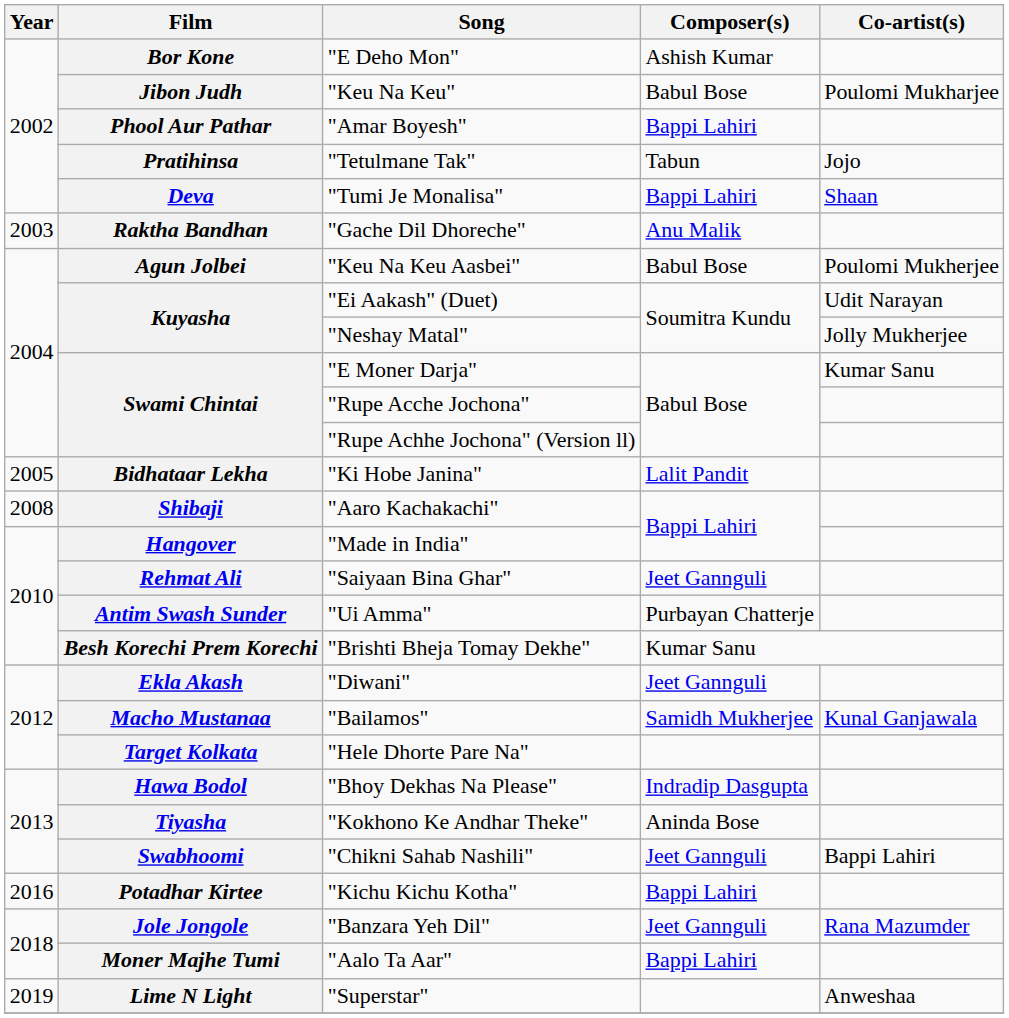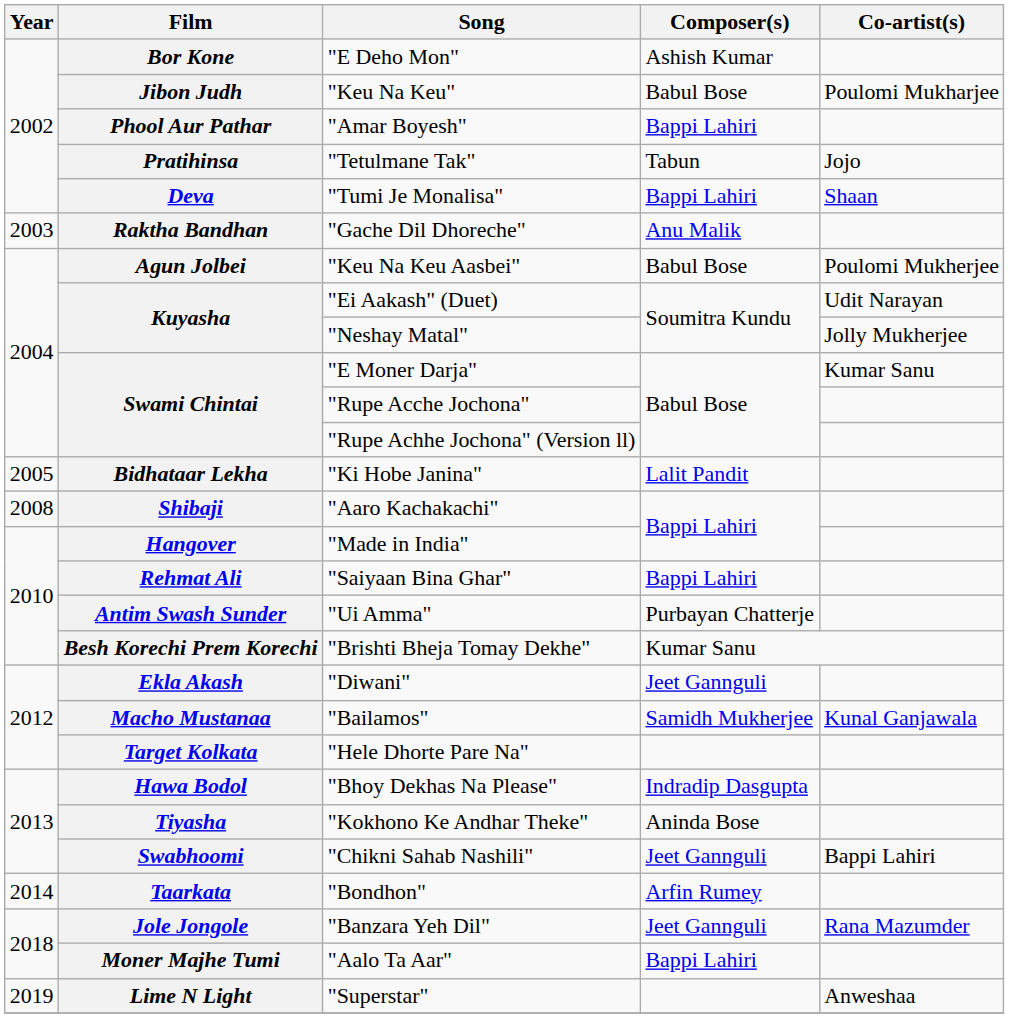(706, 578) Jeet Gannguli -> (701, 578) Bappi Lahiri
+ row: (377, 890)
- row: (422, 890)
